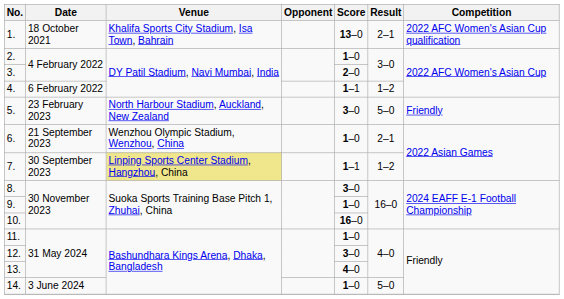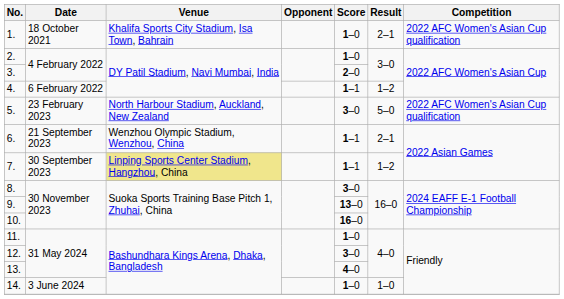(351, 34) 13–0 -> (351, 34) 1–0
(424, 111) Friendly -> (476, 111) 2022 AFC Women's Asian Cup qualification
(351, 138) 1–0 -> (351, 138) 1–1
(351, 204) 1–0 -> (351, 204) 13–0
(386, 286) 5–0 -> (386, 286) 1–0
